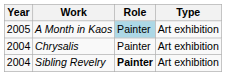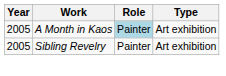- row: (57, 46)
(19, 63) 2004 -> (19, 46) 2005
(135, 63) bold -> (134, 46) normal
